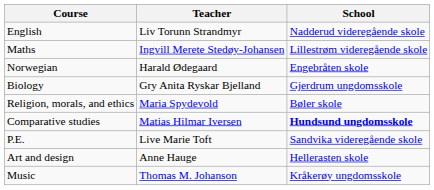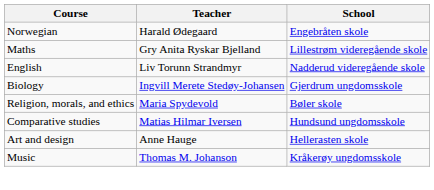rows swapped: (32, 67) <-> (24, 31)
(212, 49) Ingvill Merete Stedøy-Johansen -> (200, 49) Gry Anita Ryskar Bjelland
(200, 85) Gry Anita Ryskar Bjelland -> (212, 85) Ingvill Merete Stedøy-Johansen
(351, 121) bold -> (347, 121) normal
- row: (16, 139)
